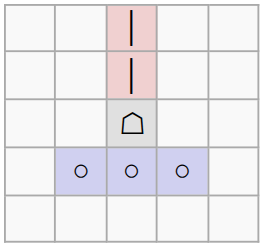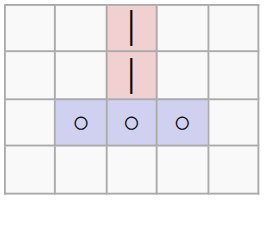- row: (81, 123)
